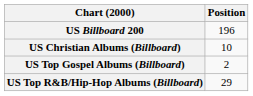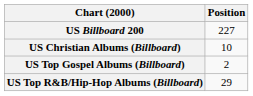(227, 30) 196 -> (227, 30) 227
